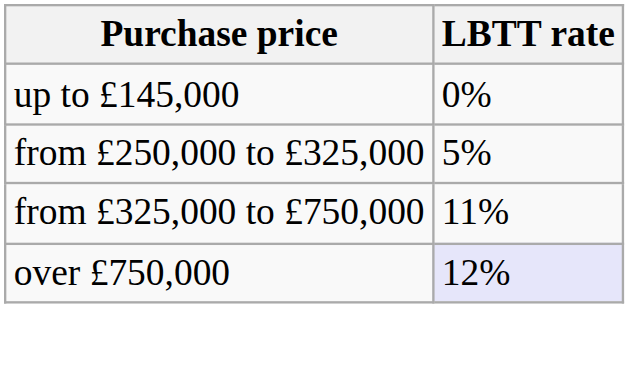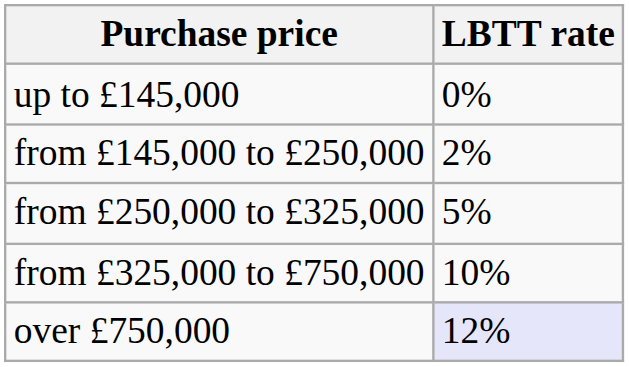+ row: (219, 152)
(475, 212) 11% -> (476, 271) 10%
